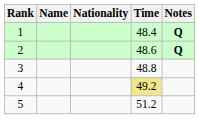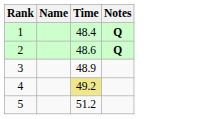- column: (101, 13)
(146, 68) 48.8 -> (86, 68) 48.9
